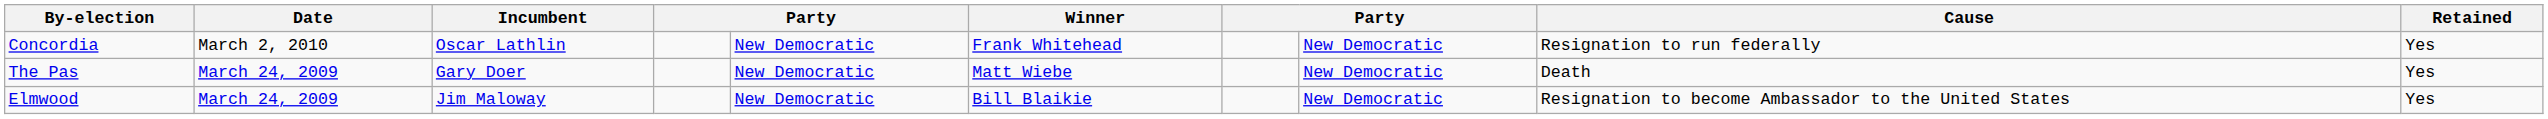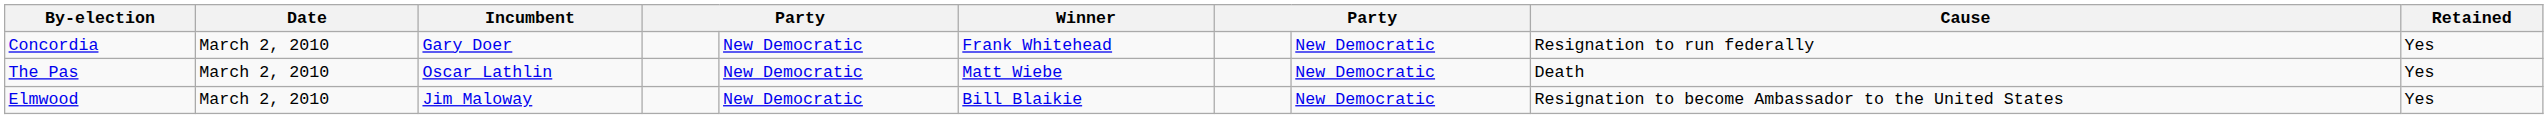(501, 45) Oscar Lathlin -> (467, 45) Gary Doer
(268, 72) March 24, 2009 -> (264, 72) March 2, 2010
(481, 72) Gary Doer -> (487, 72) Oscar Lathlin
(268, 100) March 24, 2009 -> (264, 100) March 2, 2010
